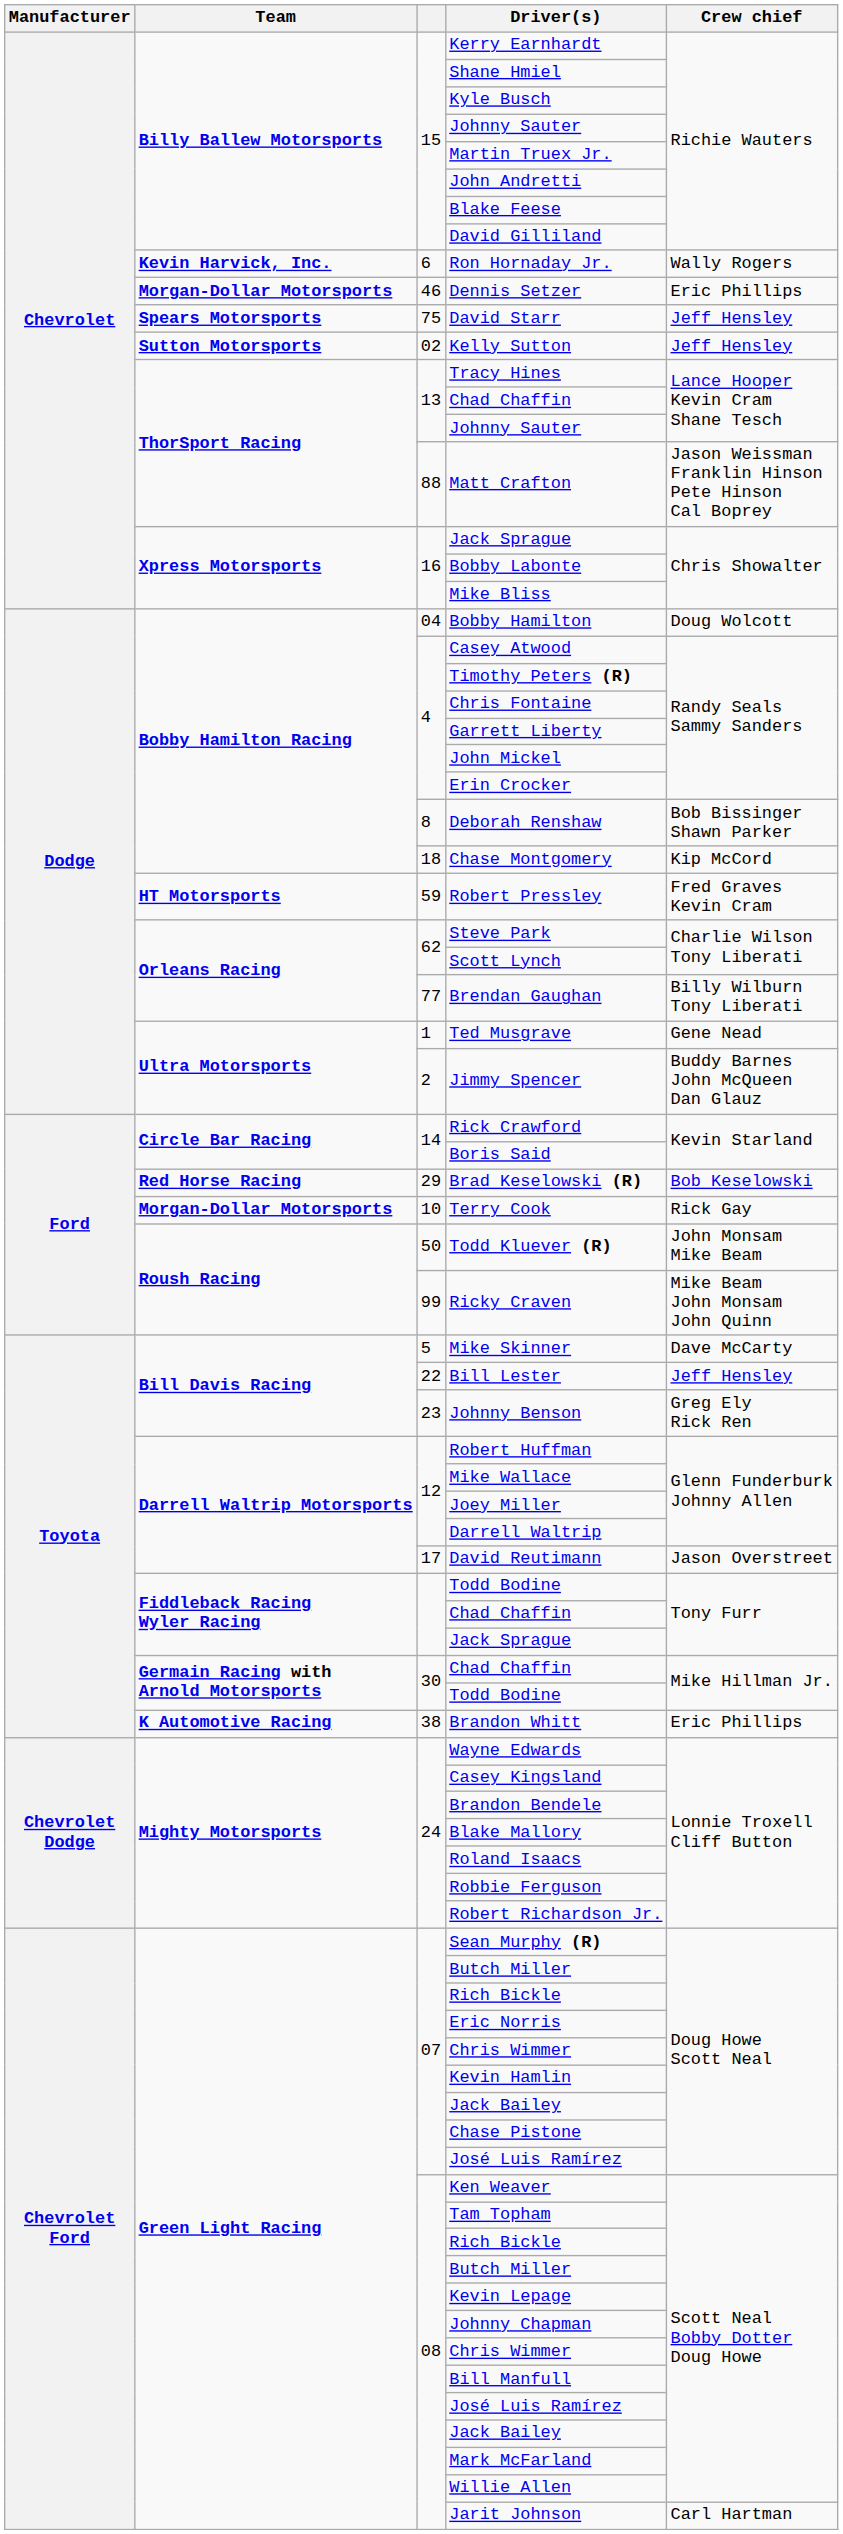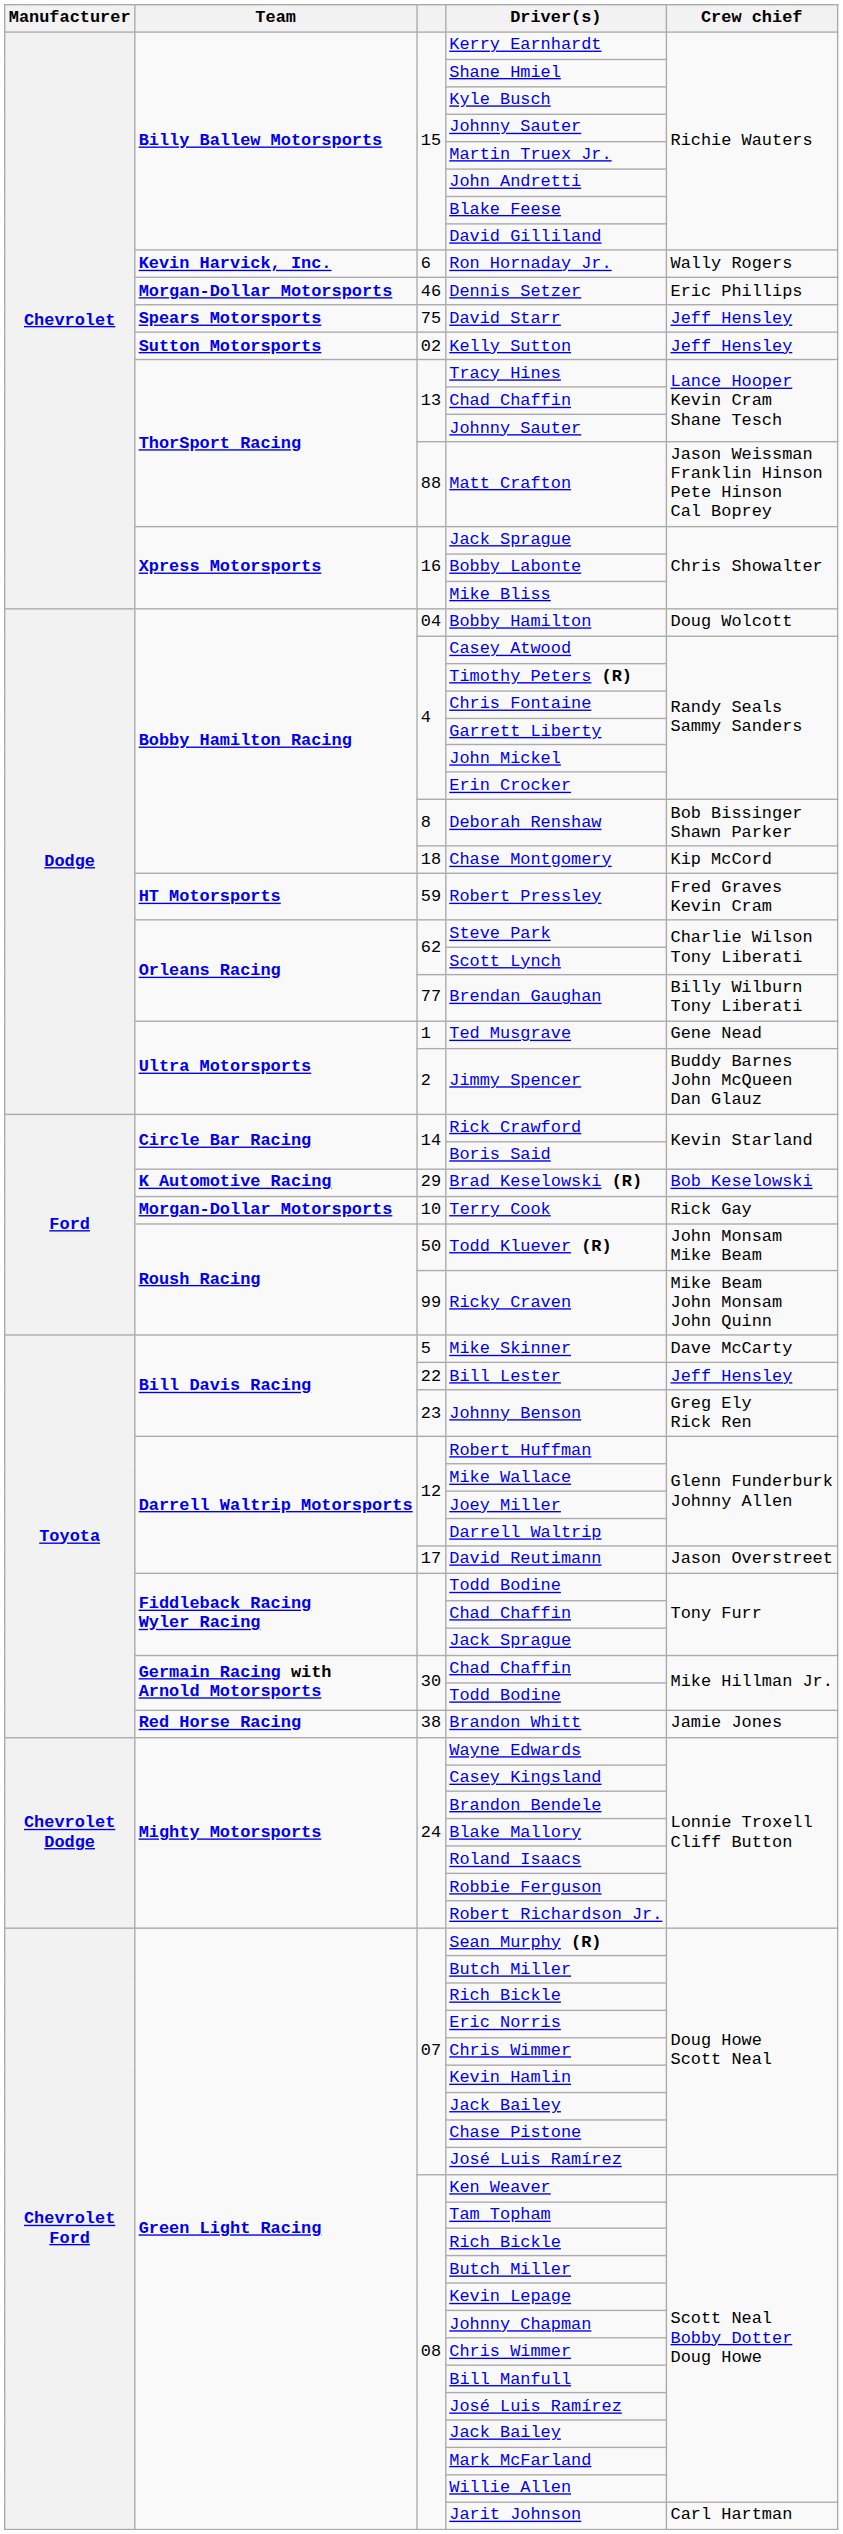(220, 1183) Red Horse Racing -> (235, 1183) K Automotive Racing
(235, 1724) K Automotive Racing -> (220, 1724) Red Horse Racing
(737, 1724) Eric Phillips -> (726, 1724) Jamie Jones
